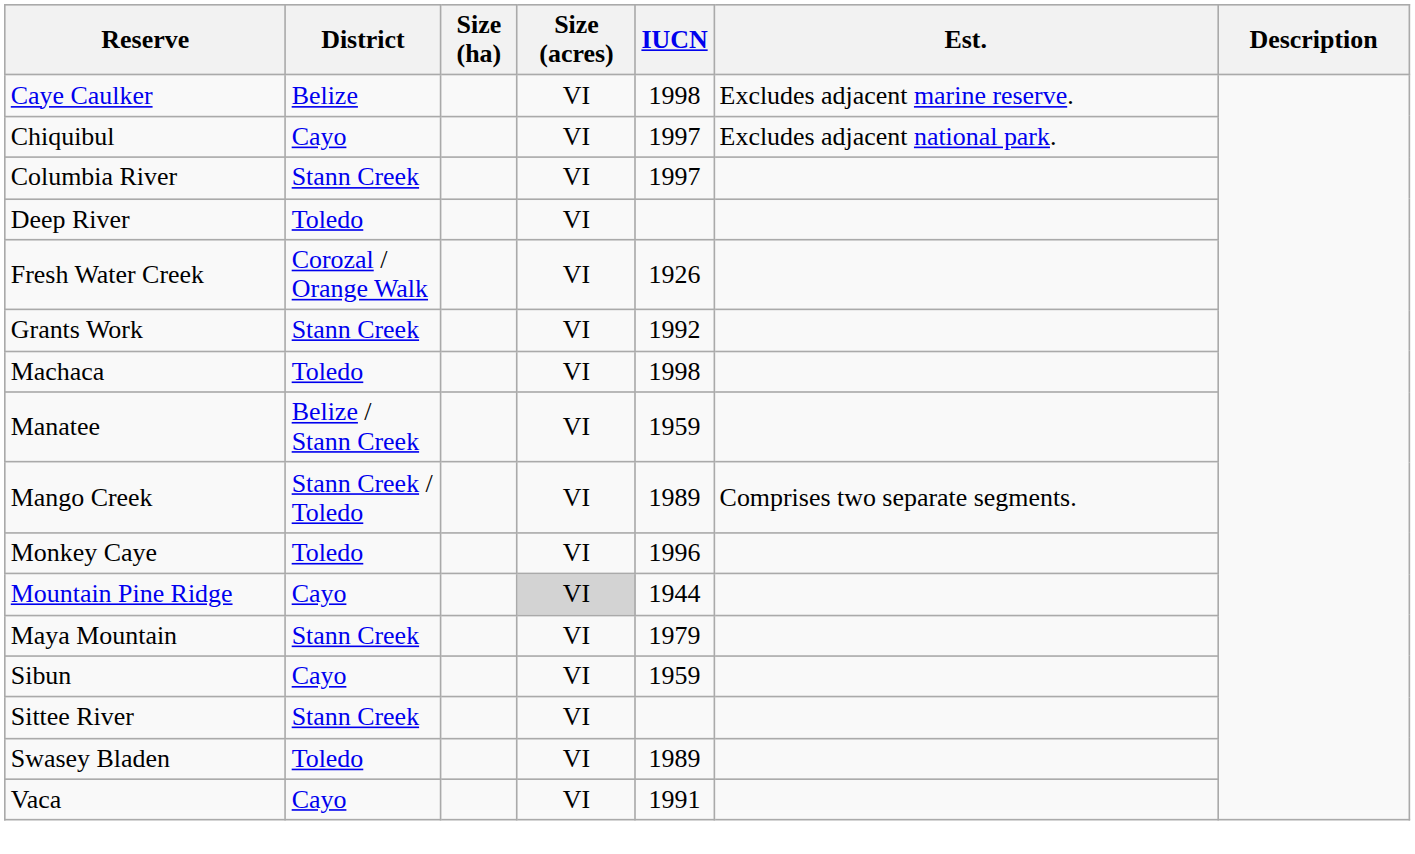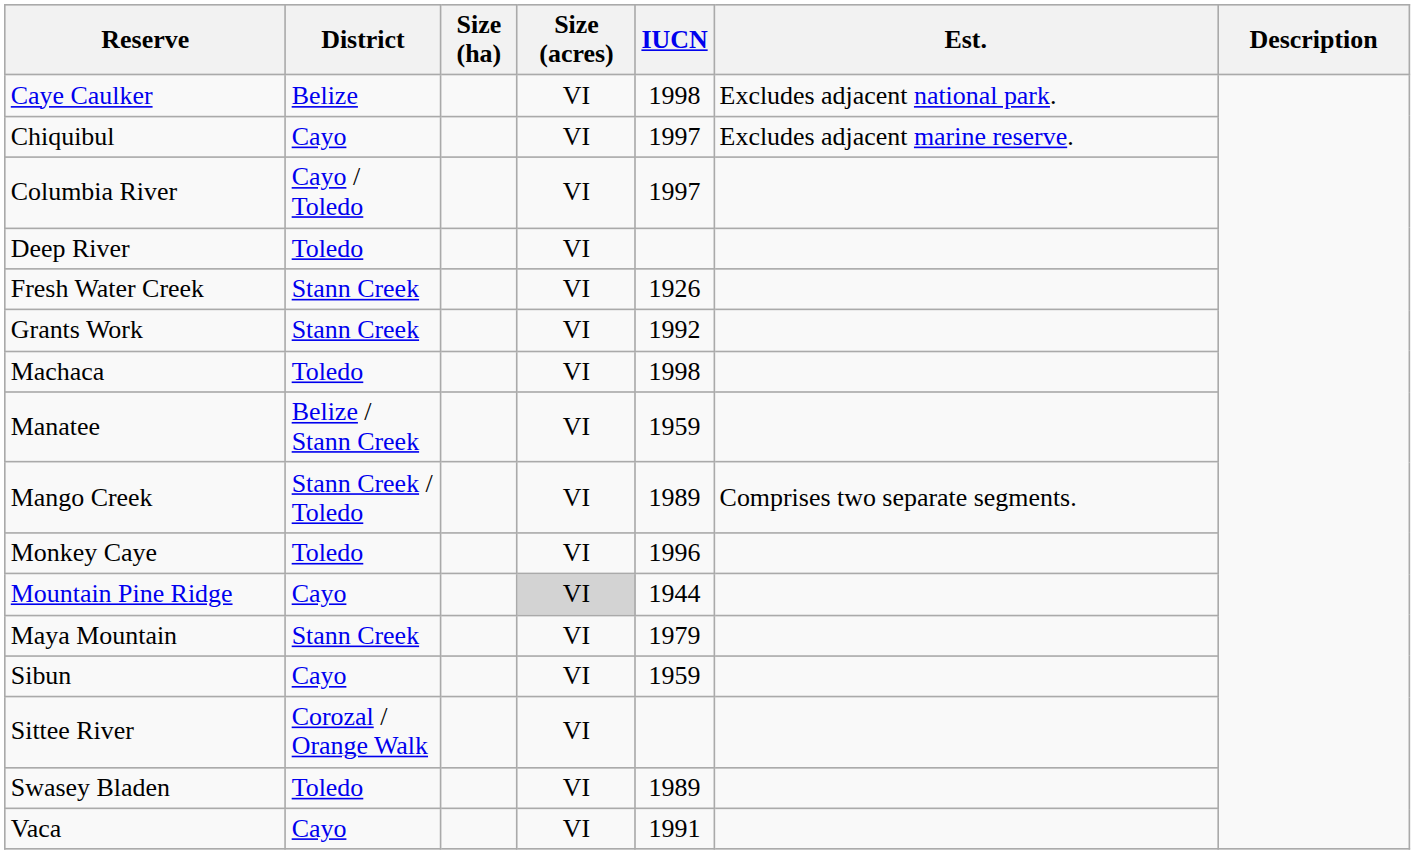(897, 95) Excludes adjacent marine reserve. -> (888, 95) Excludes adjacent national park.
(888, 136) Excludes adjacent national park. -> (897, 136) Excludes adjacent marine reserve.
(355, 177) Stann Creek -> (327, 192) Cayo / Toledo
(360, 274) Corozal / Orange Walk -> (355, 288) Stann Creek
(355, 717) Stann Creek -> (360, 731) Corozal / Orange Walk
